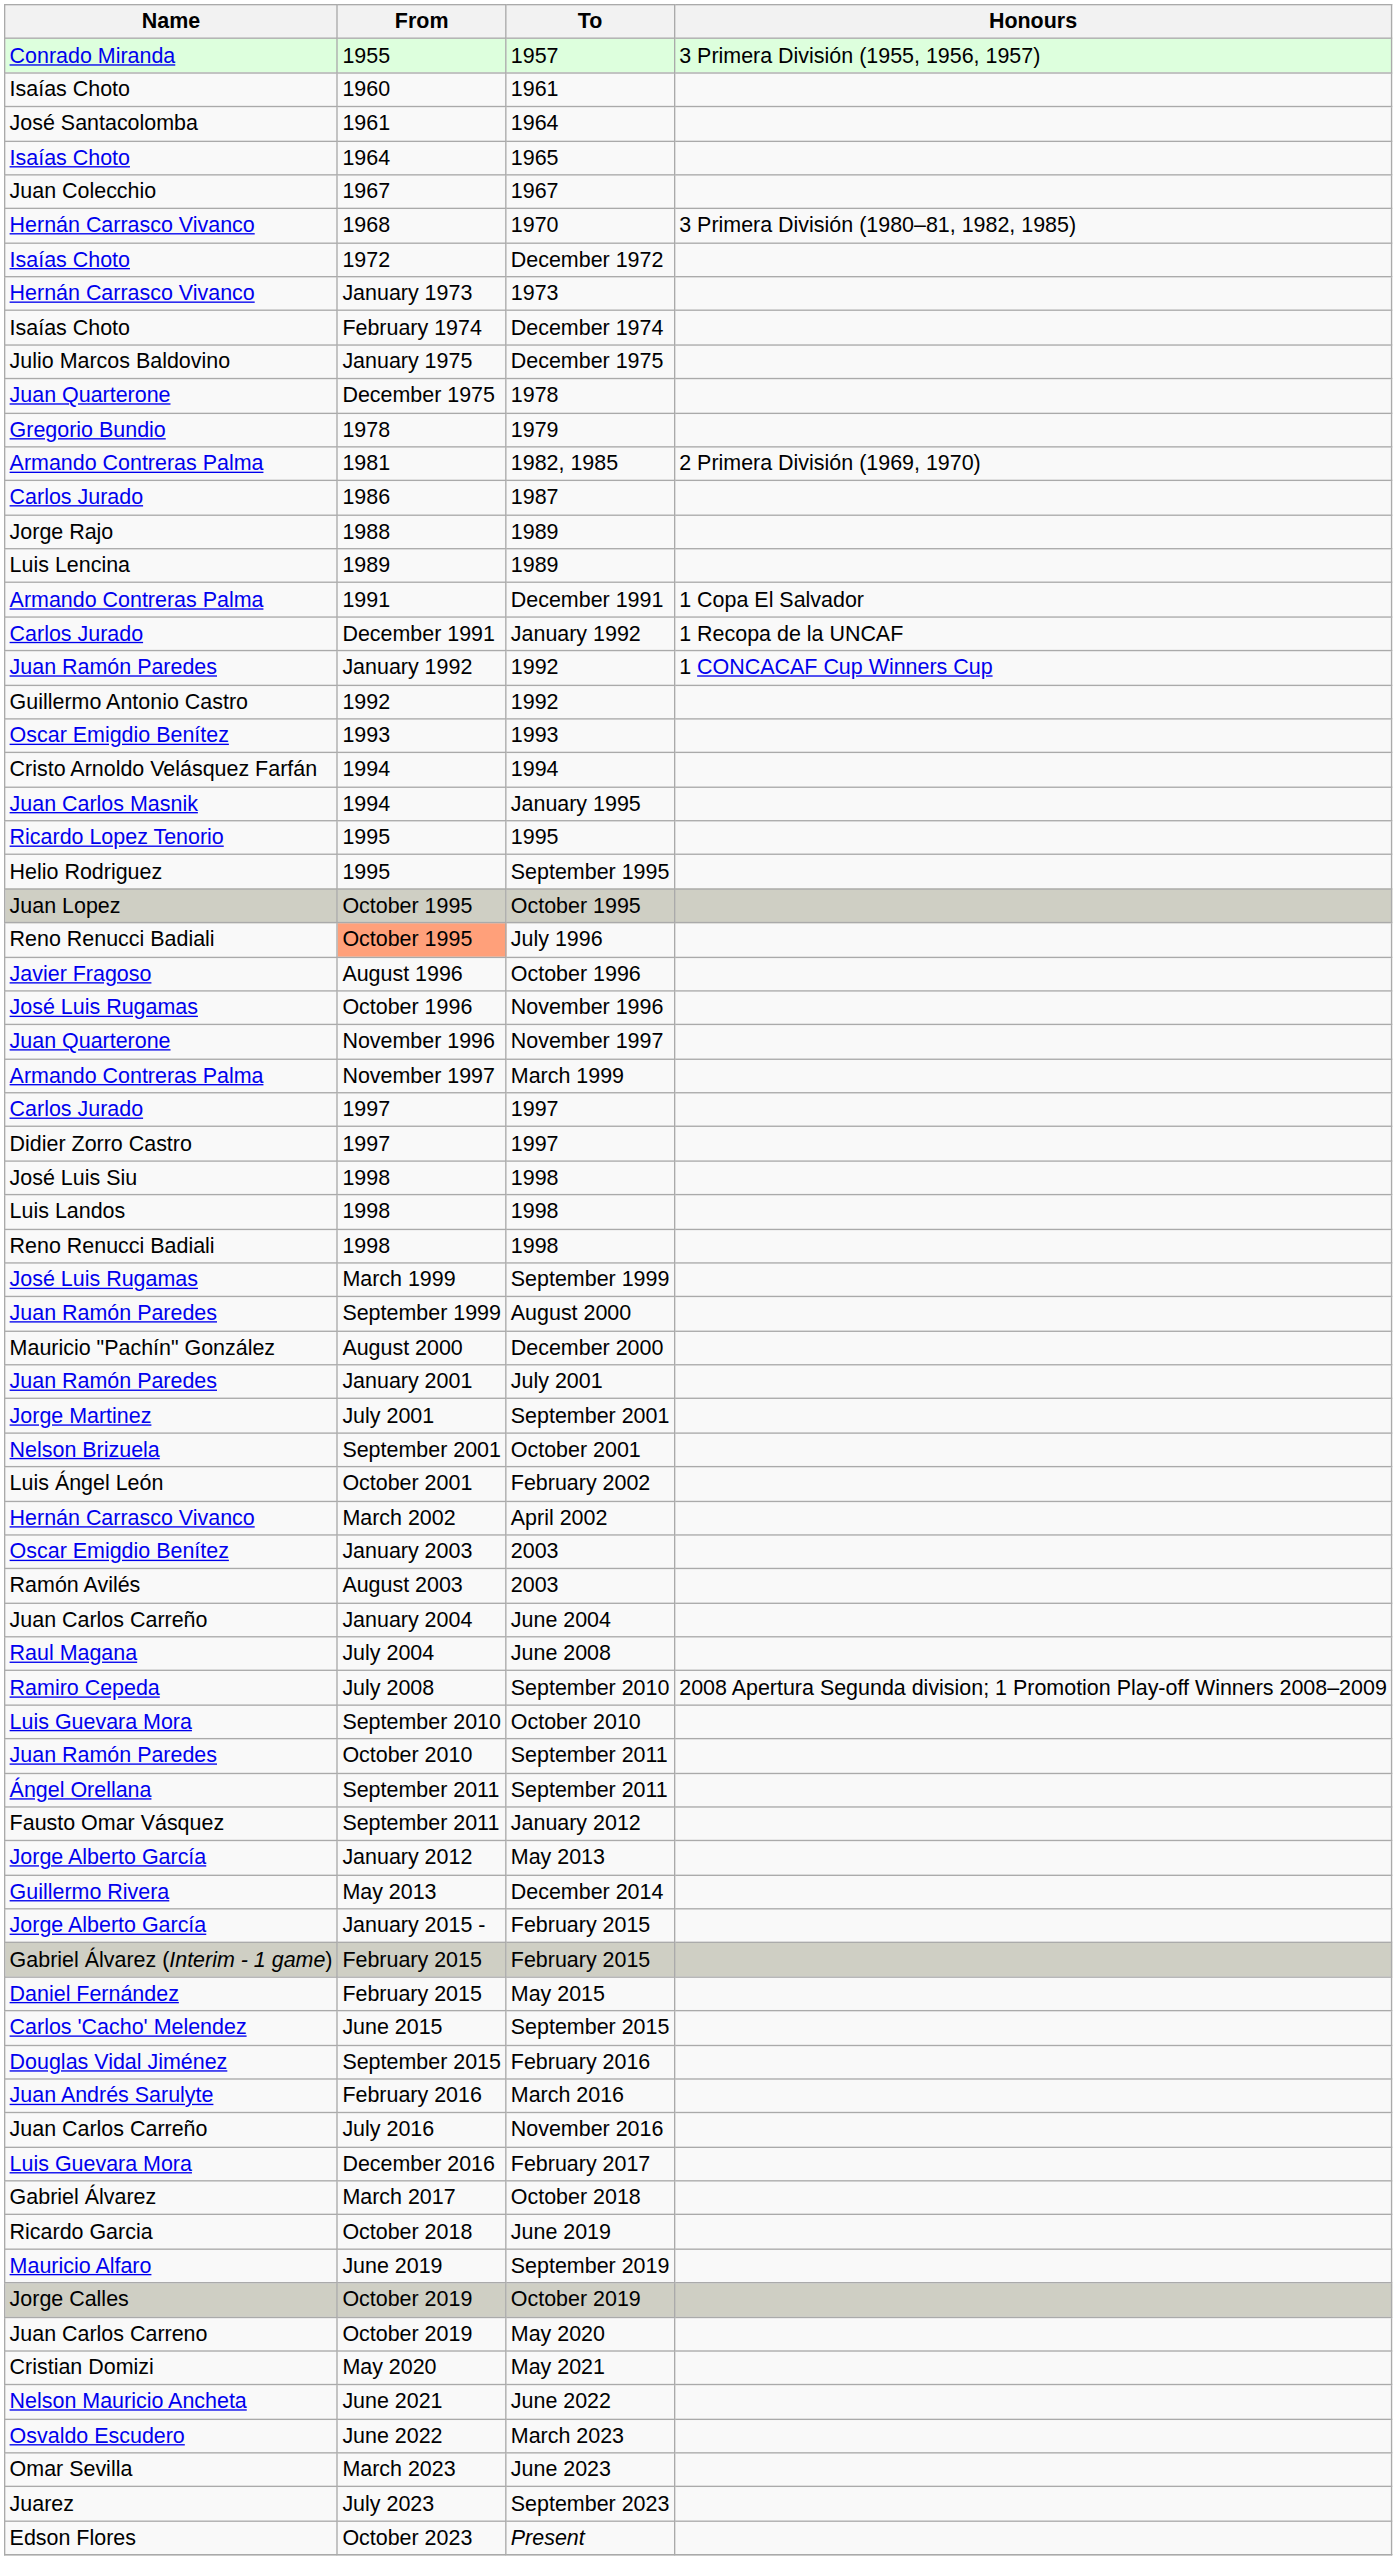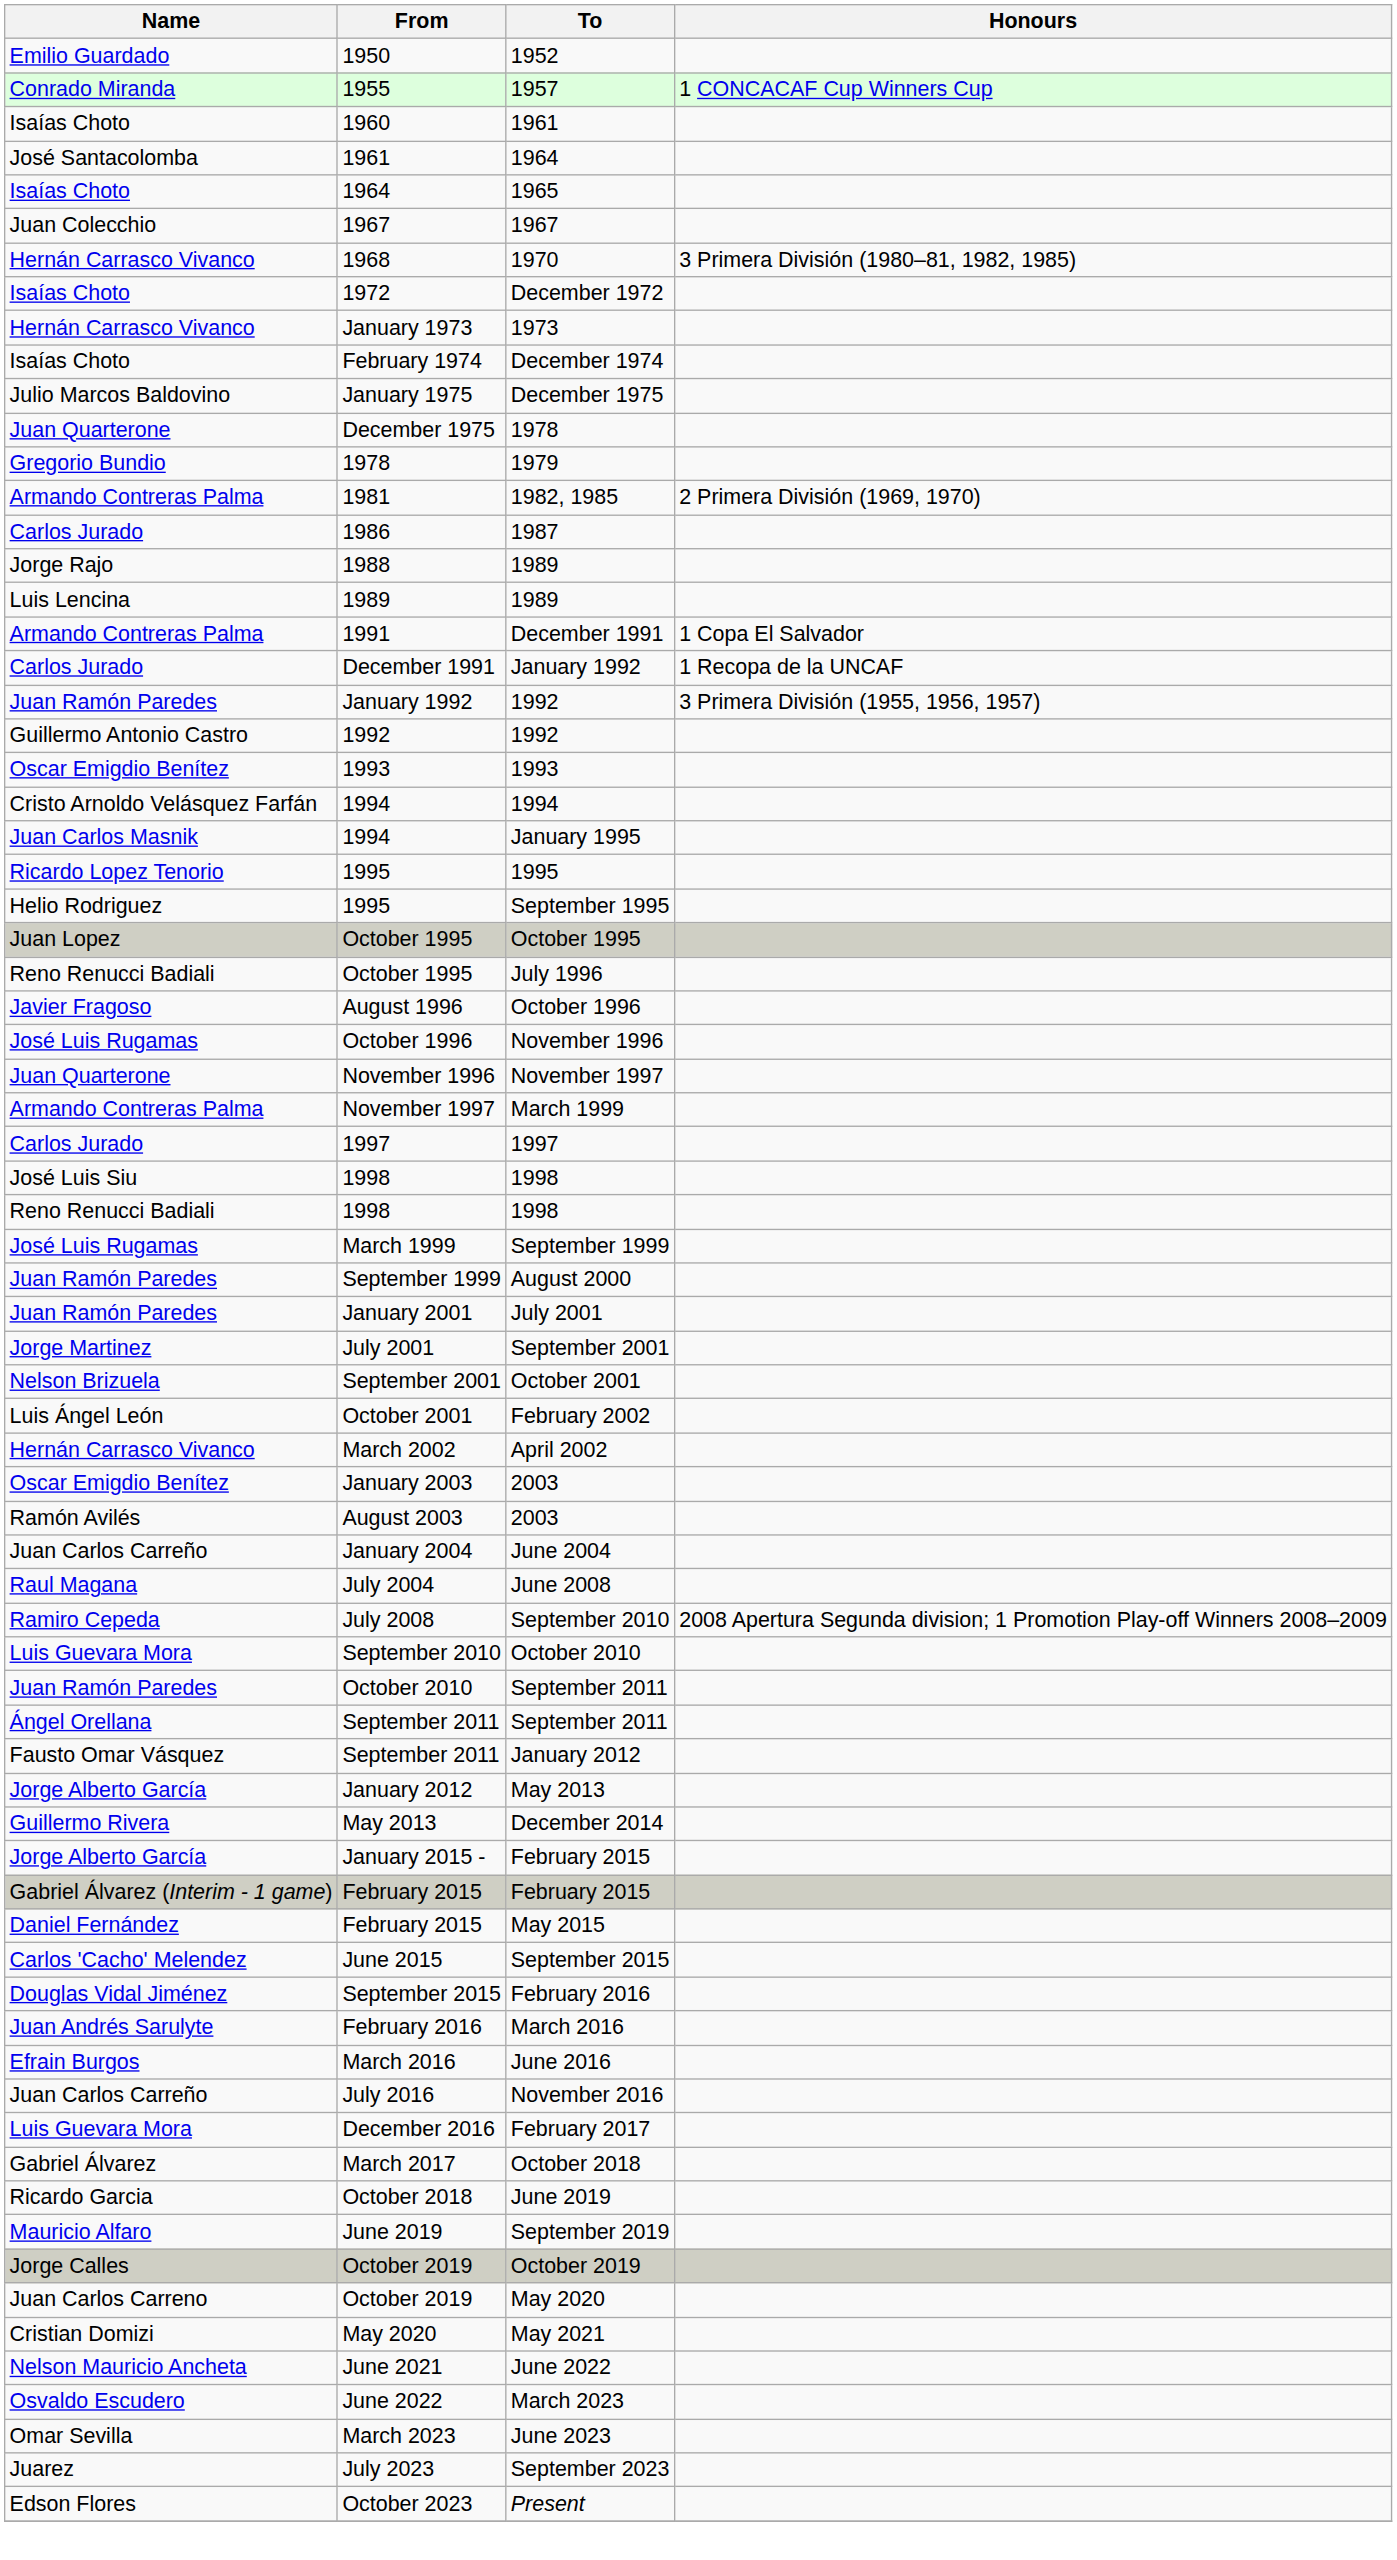+ row: (89, 55)
(860, 55) 3 Primera División (1955, 1956, 1957) -> (836, 89) 1 CONCACAF Cup Winners Cup
(836, 667) 1 CONCACAF Cup Winners Cup -> (860, 701) 3 Primera División (1955, 1956, 1957)
(407, 939) lightsalmon background -> (407, 973) no background
- row: (101, 1143)
- row: (67, 1211)
- row: (142, 1347)
+ row: (75, 2061)
